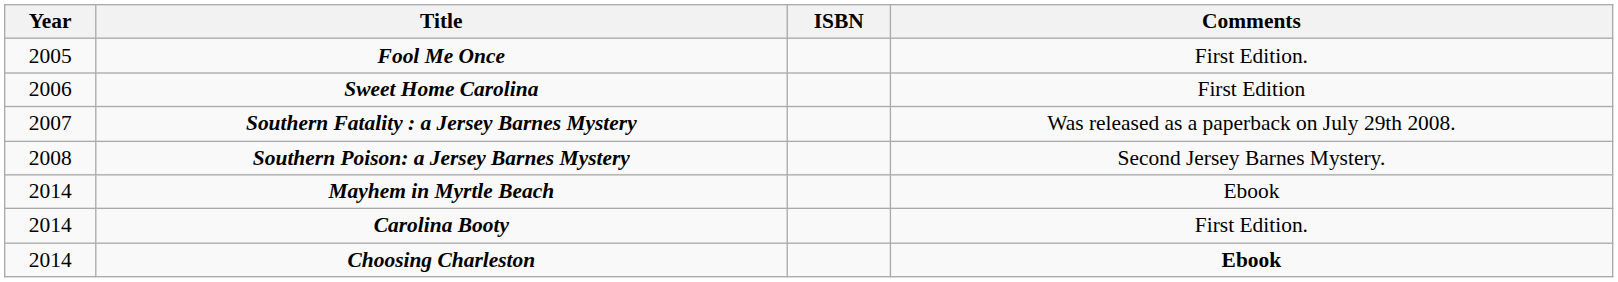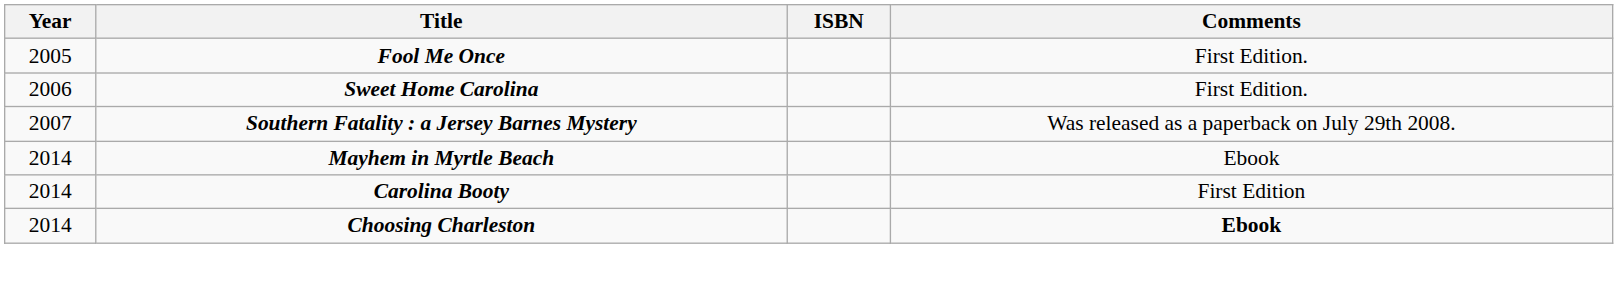(1251, 89) First Edition -> (1251, 89) First Edition.
- row: (441, 157)
(1251, 225) First Edition. -> (1251, 191) First Edition
